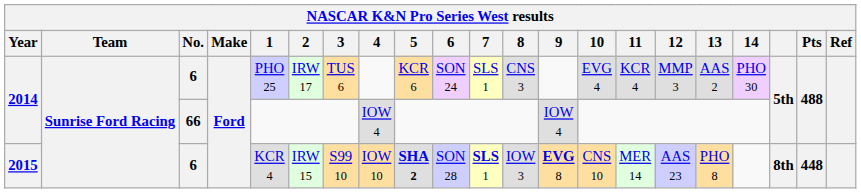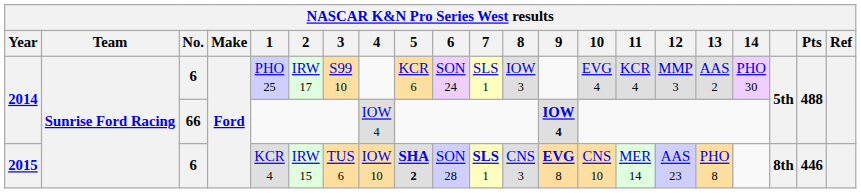(341, 77) TUS 6 -> (341, 77) S99 10
(521, 77) CNS 3 -> (521, 77) IOW 3
(559, 121) normal -> (559, 121) bold
(341, 165) S99 10 -> (341, 165) TUS 6
(521, 165) IOW 3 -> (521, 165) CNS 3
(812, 165) 448 -> (812, 165) 446
